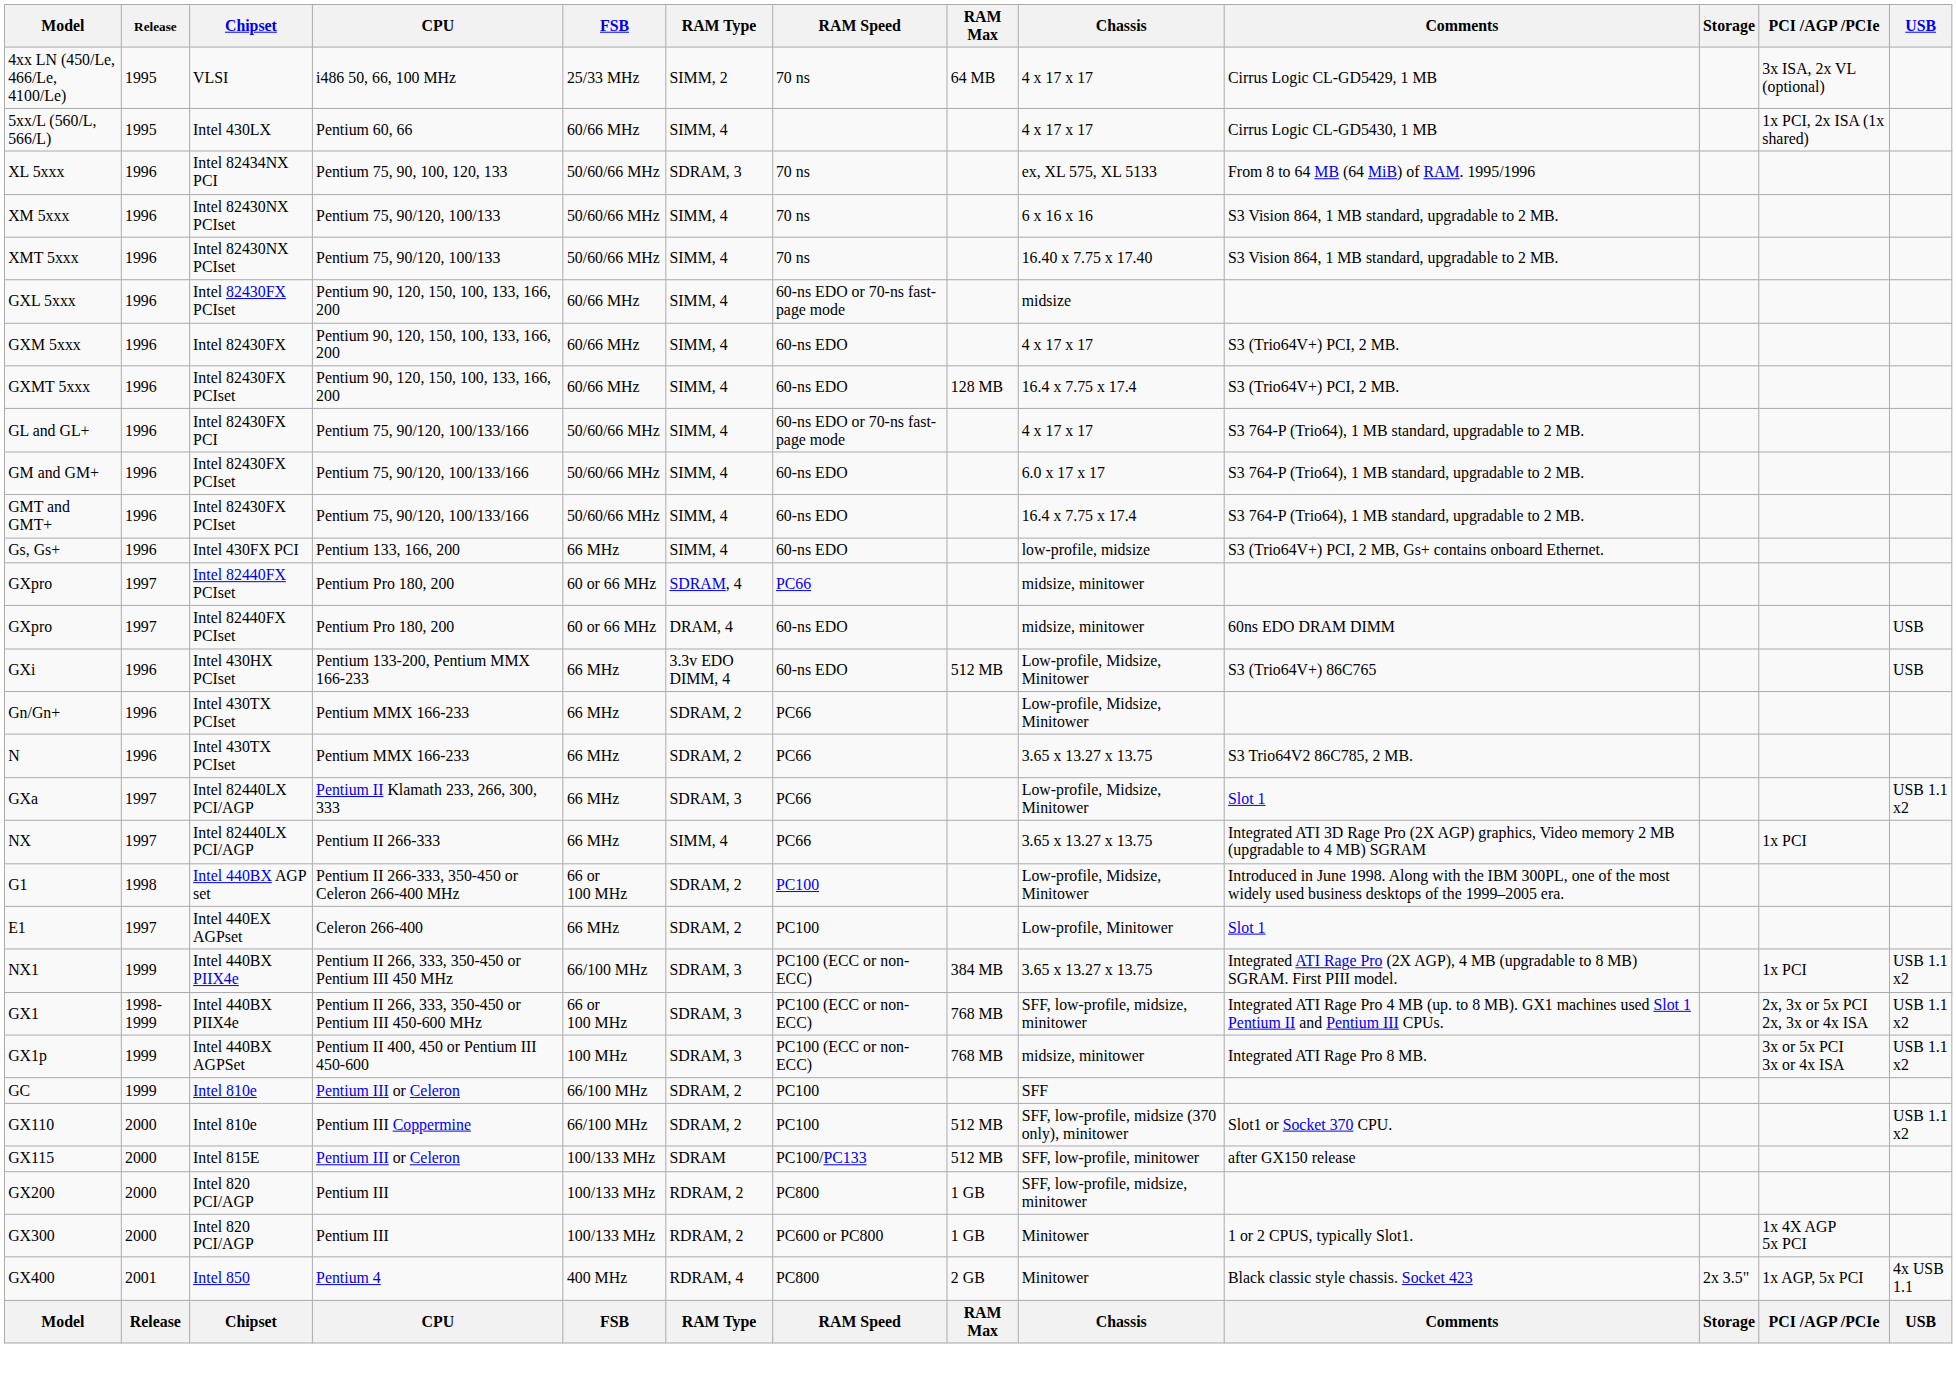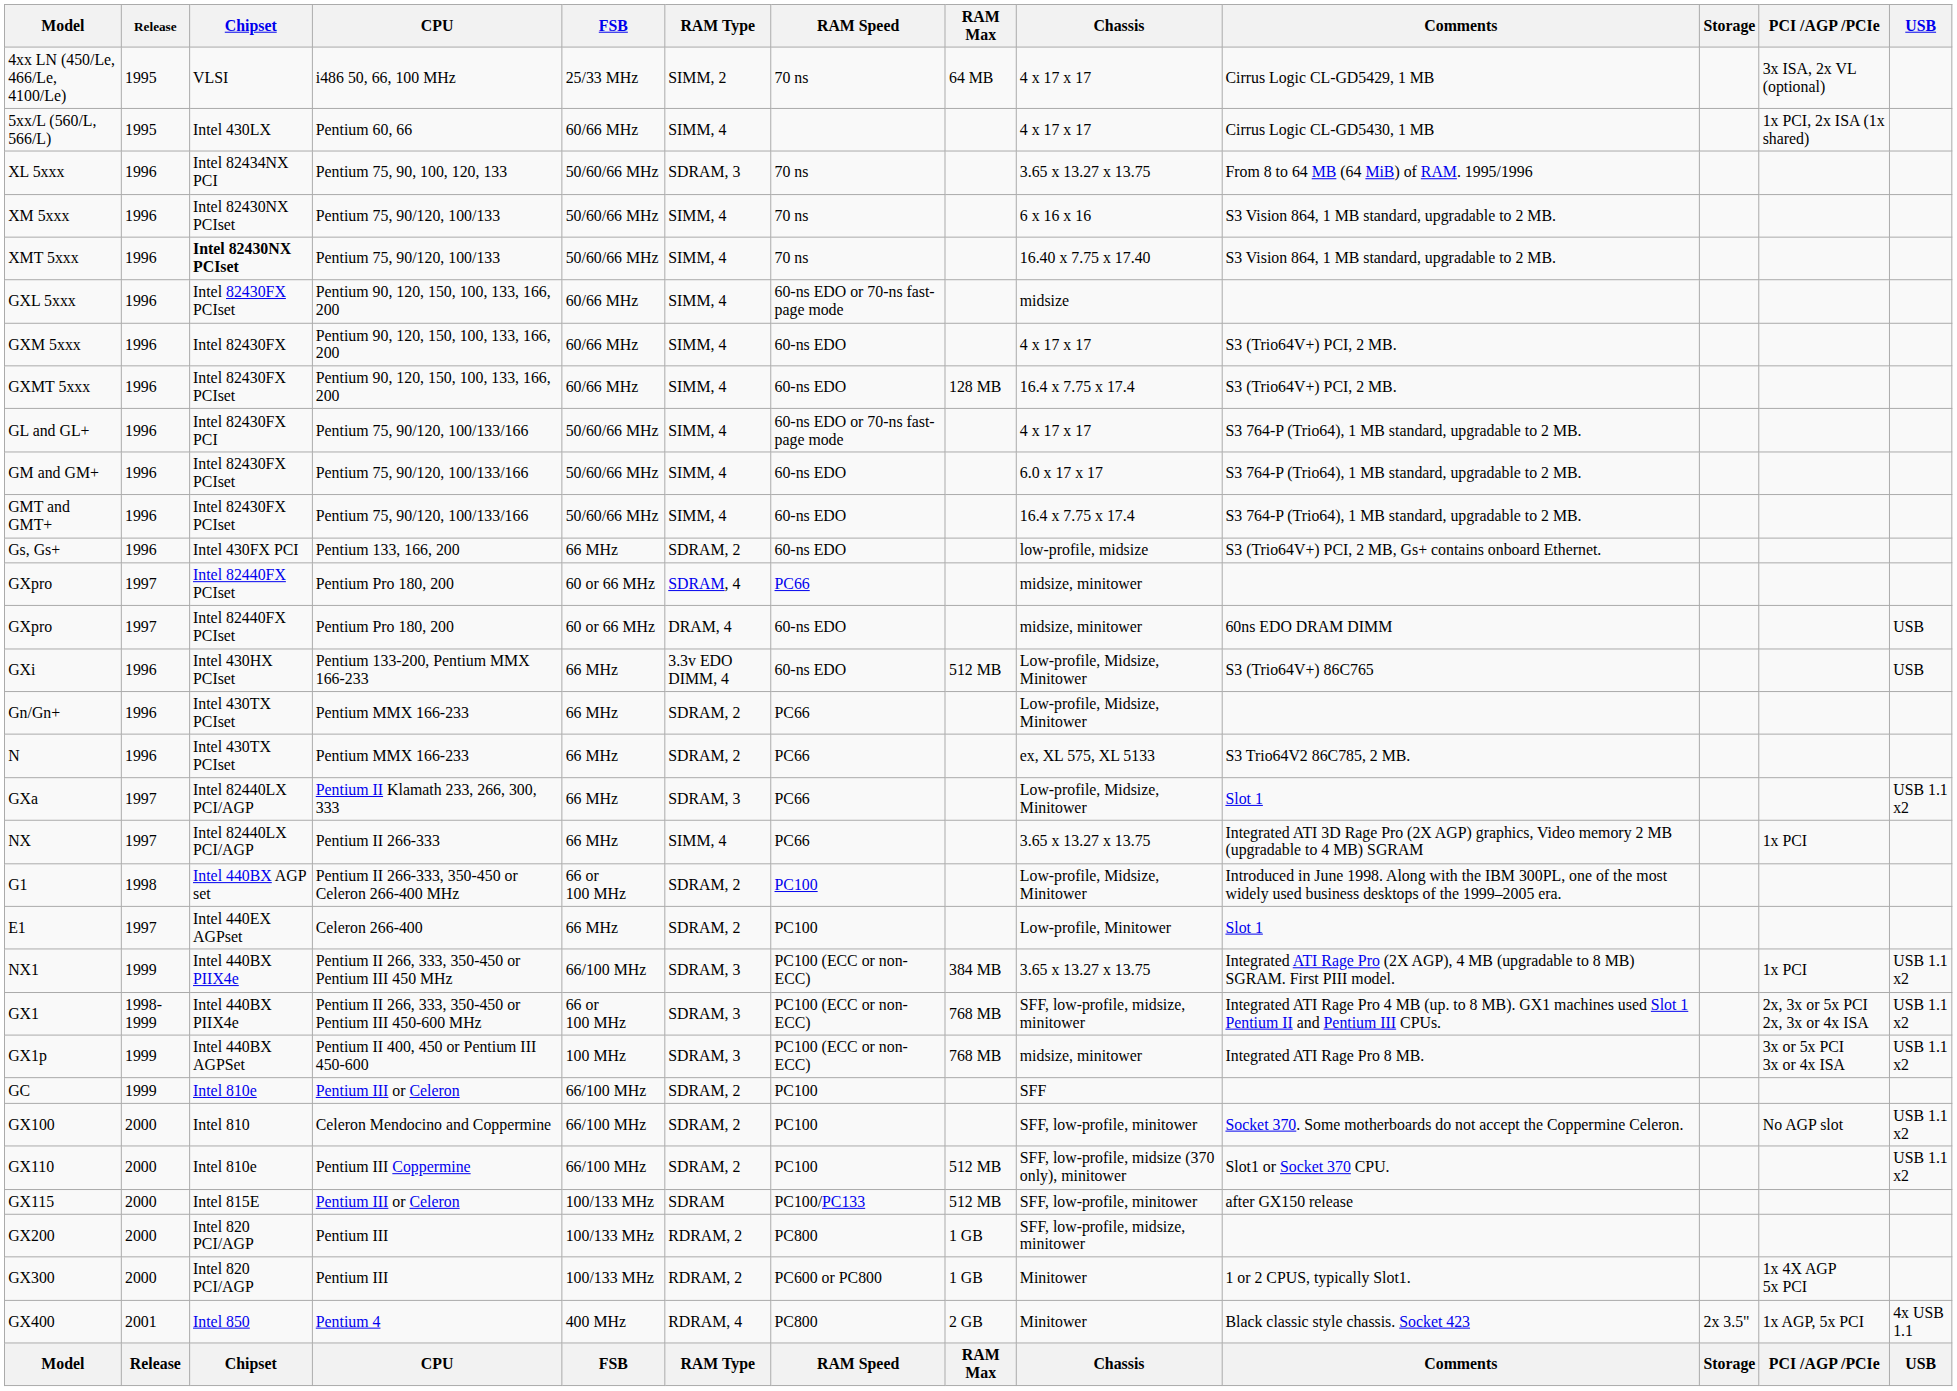(1089, 172) ex, XL 575, XL 5133 -> (1085, 172) 3.65 x 13.27 x 13.75
(241, 258) normal -> (242, 258) bold
(699, 550) SIMM, 4 -> (704, 550) SDRAM, 2
(1087, 755) 3.65 x 13.27 x 13.75 -> (1087, 755) ex, XL 575, XL 5133
+ row: (31, 1124)
